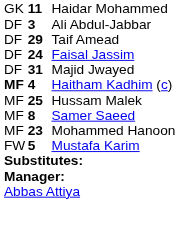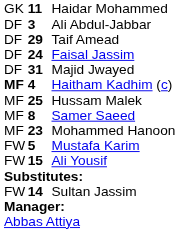+ row: (79, 161)
+ row: (94, 191)
